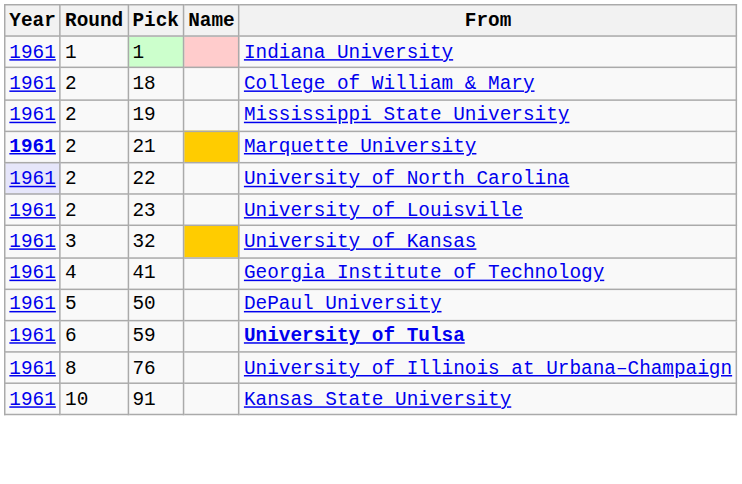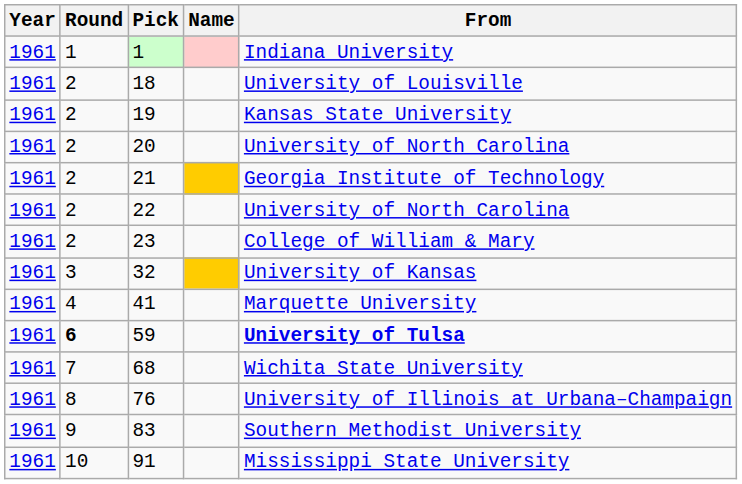(389, 84) College of William & Mary -> (383, 84) University of Louisville
(407, 115) Mississippi State University -> (378, 115) Kansas State University
+ row: (144, 147)
(33, 147) bold -> (33, 178) normal
(360, 147) Marquette University -> (424, 178) Georgia Institute of Technology
(33, 178) lavender background -> (33, 210) no background
(383, 210) University of Louisville -> (389, 242) College of William & Mary
(424, 273) Georgia Institute of Technology -> (360, 305) Marquette University
- row: (144, 305)
(71, 336) normal -> (71, 336) bold
+ row: (144, 368)
+ row: (144, 431)
(378, 399) Kansas State University -> (407, 463) Mississippi State University
